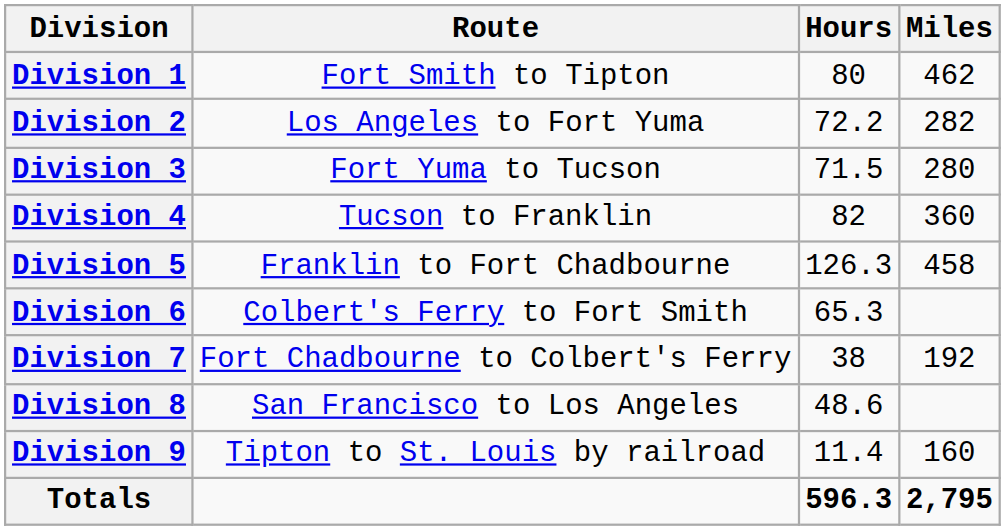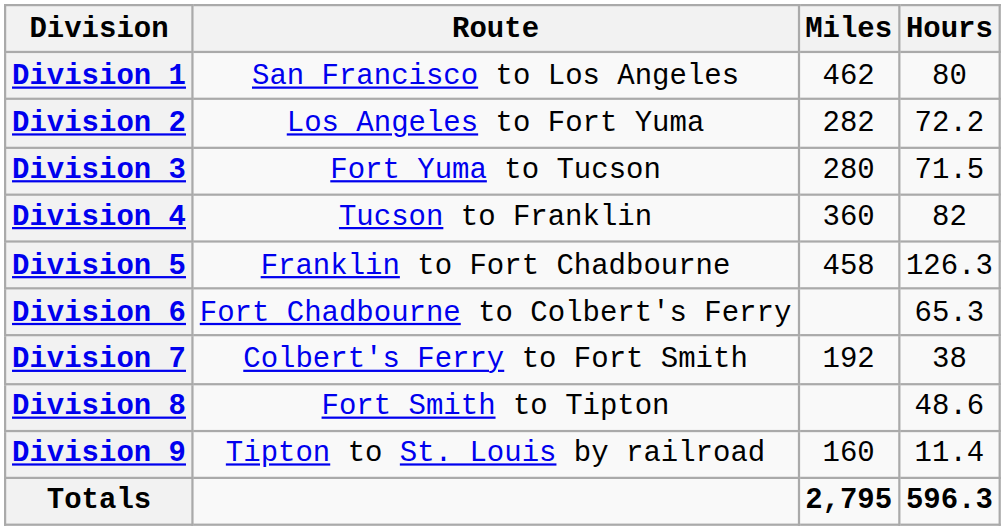columns swapped: (949, 29) <-> (849, 29)
(496, 76) Fort Smith to Tipton -> (496, 76) San Francisco to Los Angeles
(496, 312) Colbert's Ferry to Fort Smith -> (496, 312) Fort Chadbourne to Colbert's Ferry
(496, 359) Fort Chadbourne to Colbert's Ferry -> (496, 359) Colbert's Ferry to Fort Smith
(496, 407) San Francisco to Los Angeles -> (496, 407) Fort Smith to Tipton
